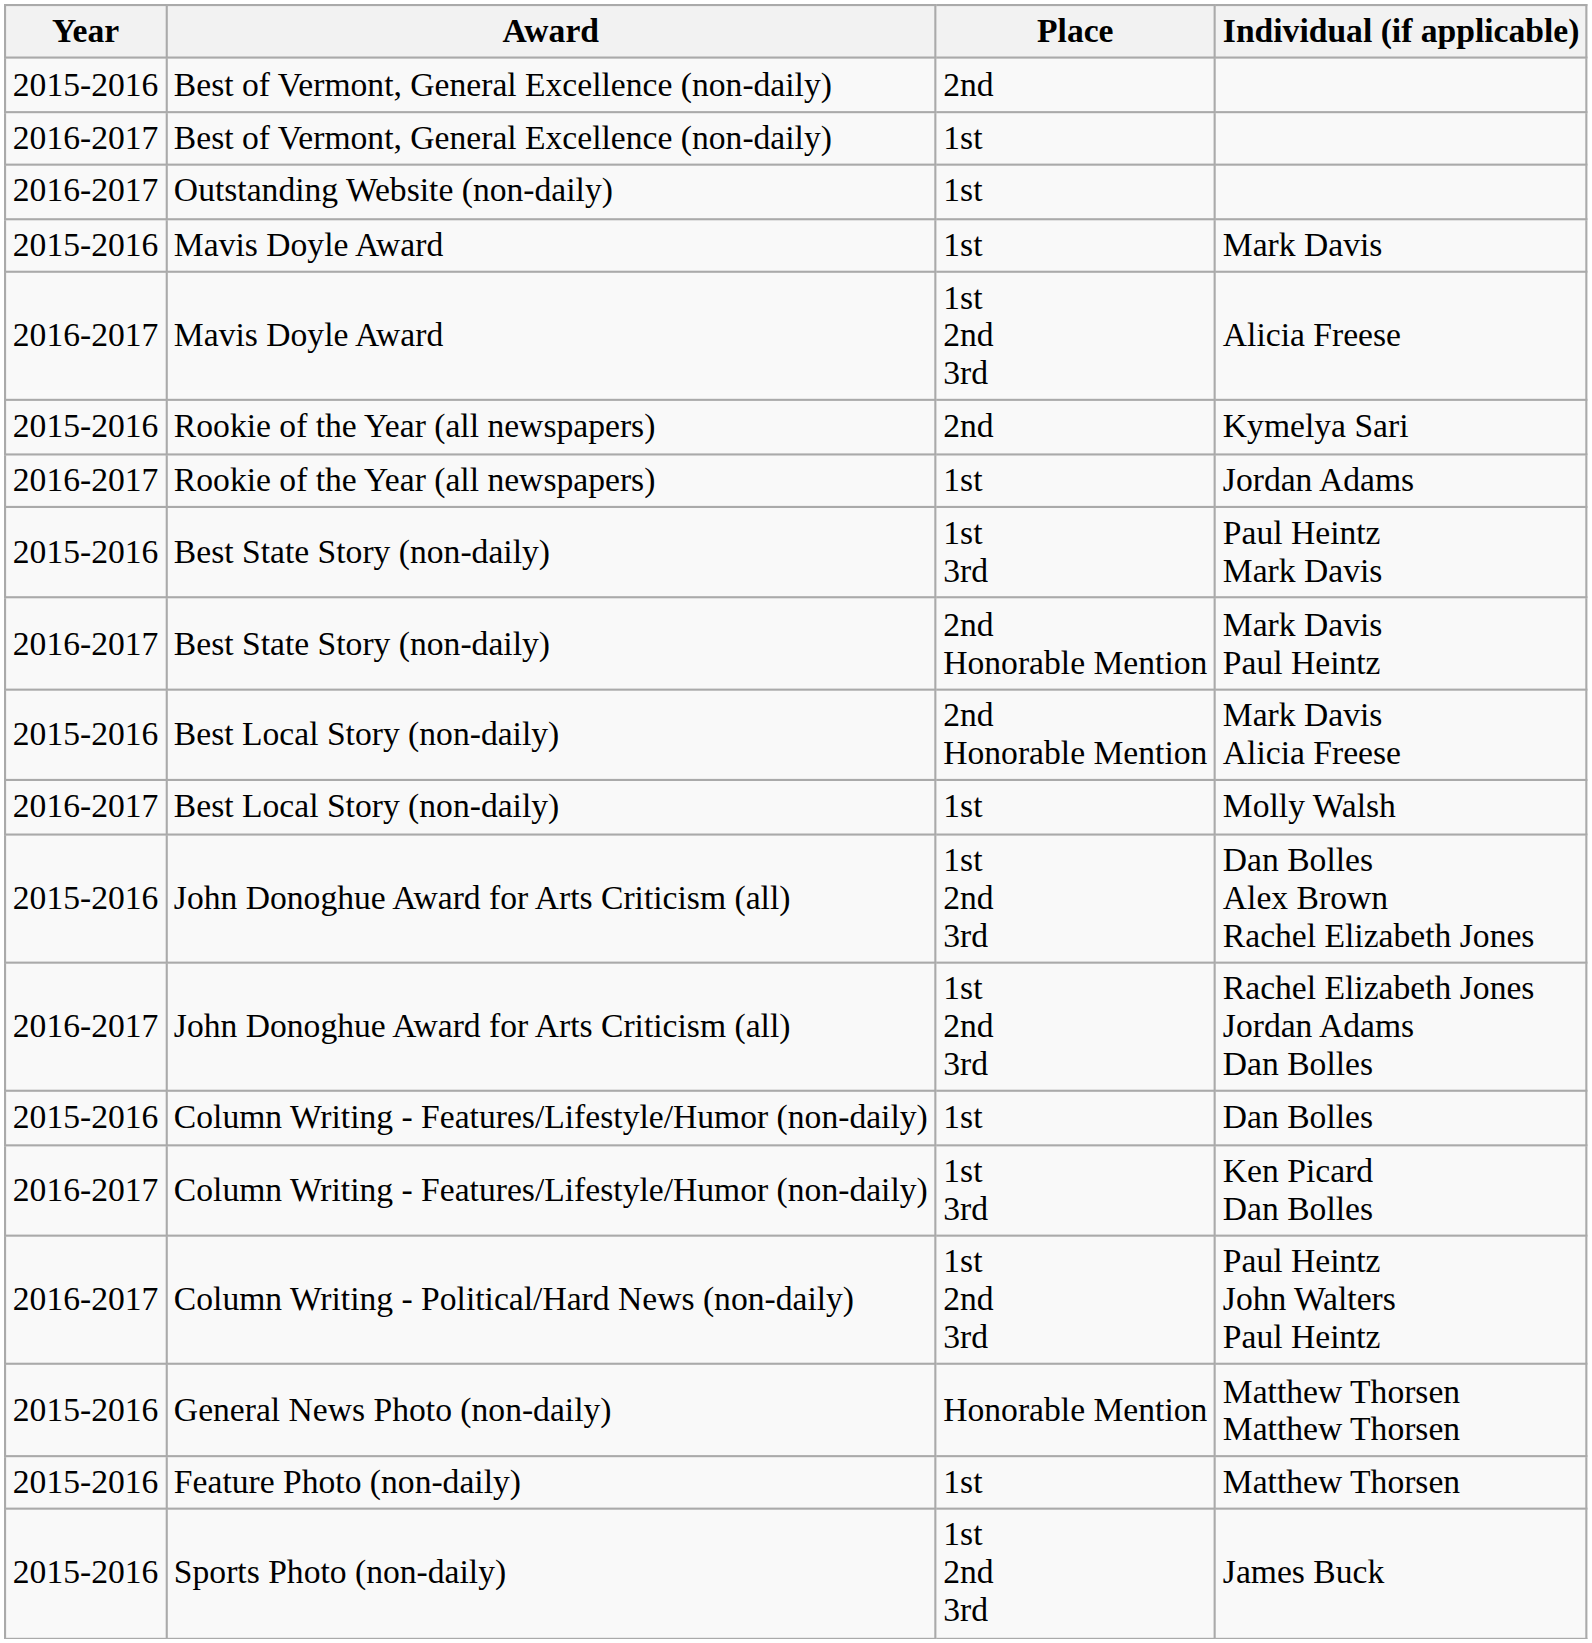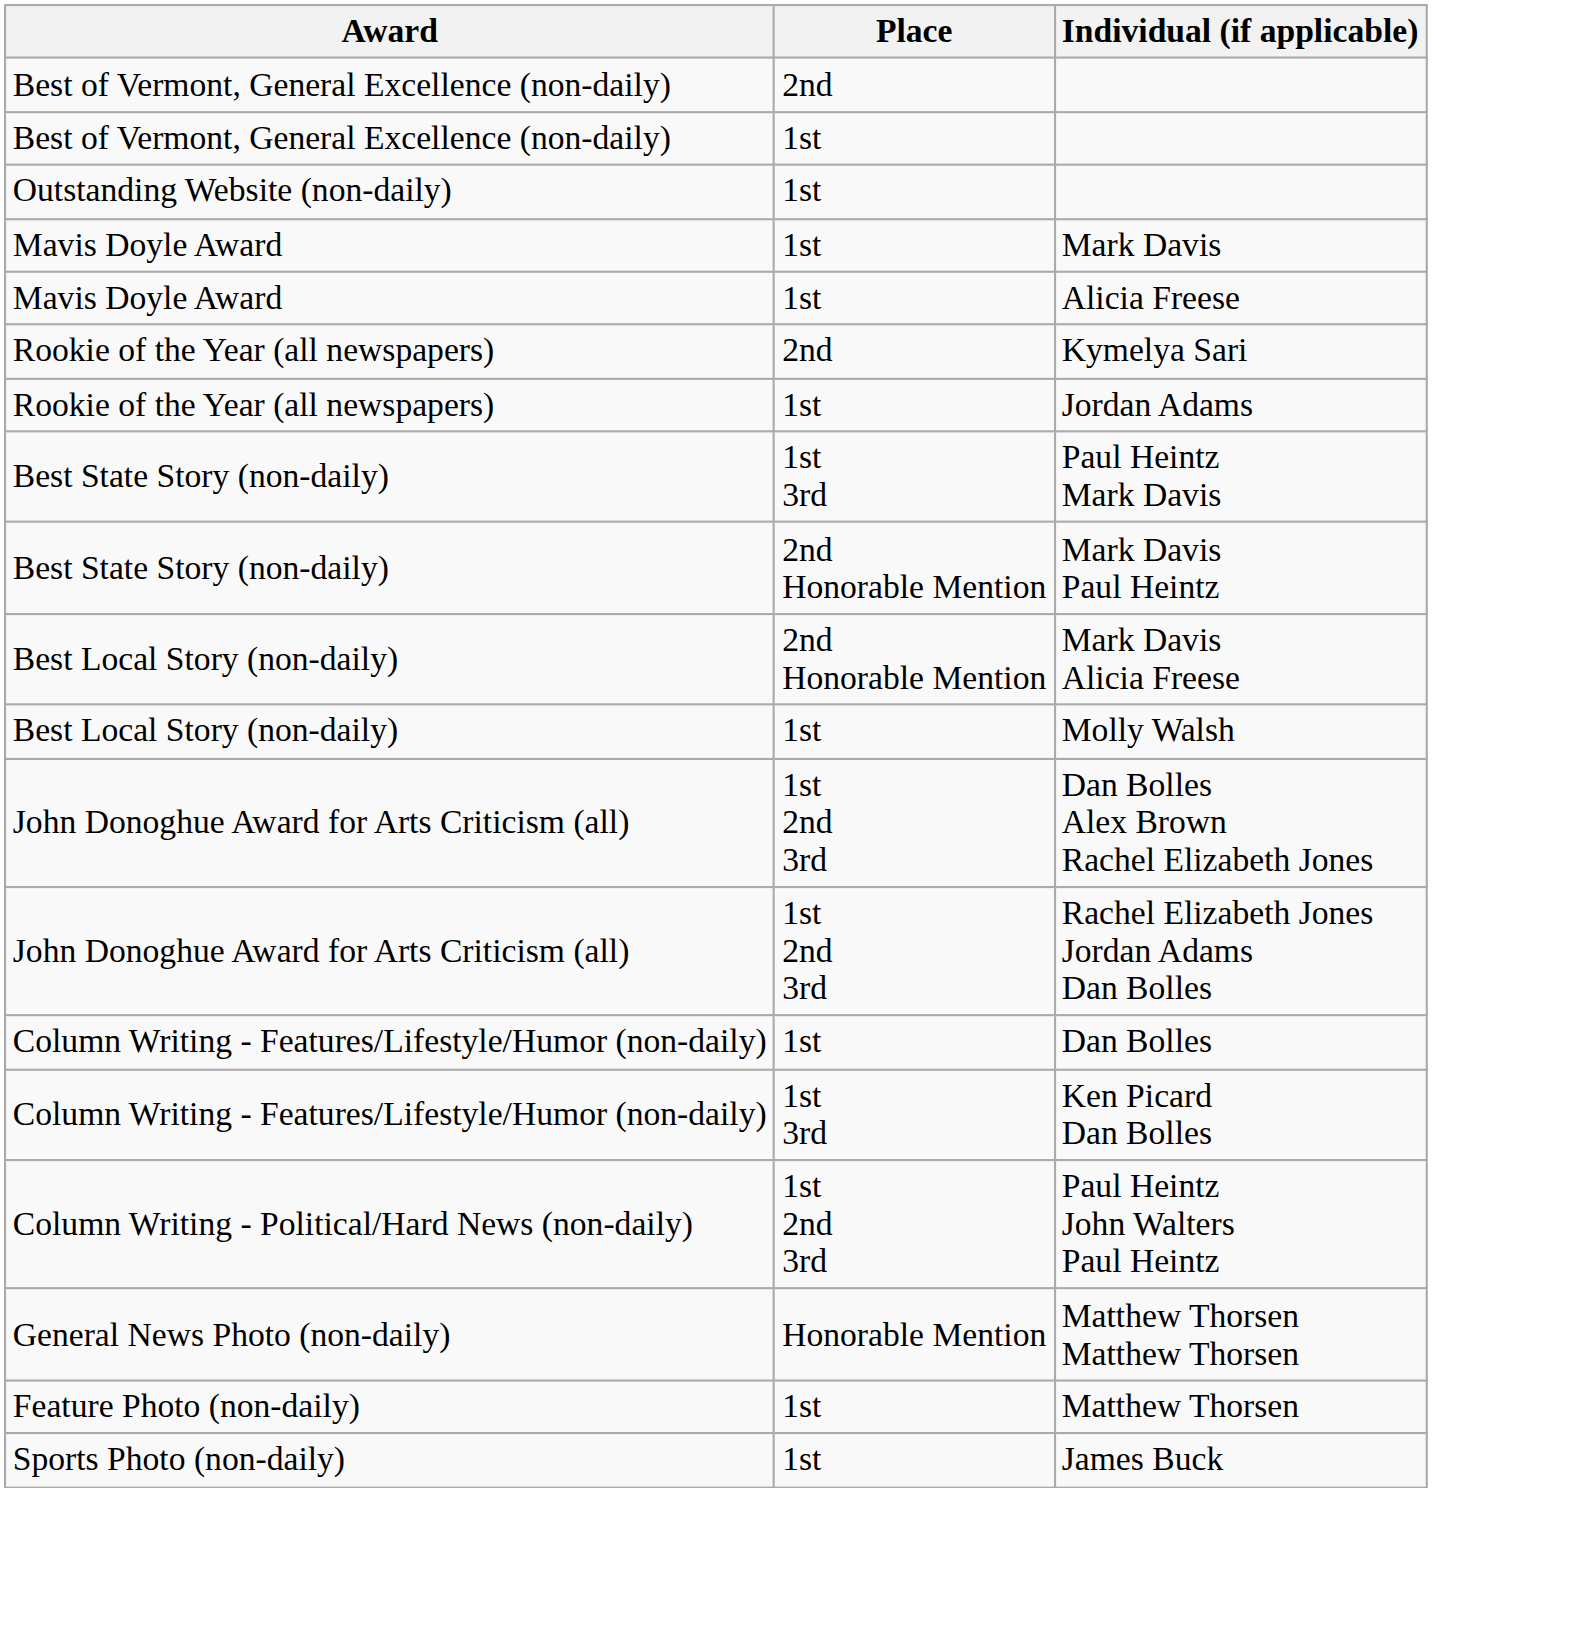- column: (86, 31)
(968, 335) 1st 2nd 3rd -> (802, 297) 1st
(968, 1572) 1st 2nd 3rd -> (802, 1459) 1st
